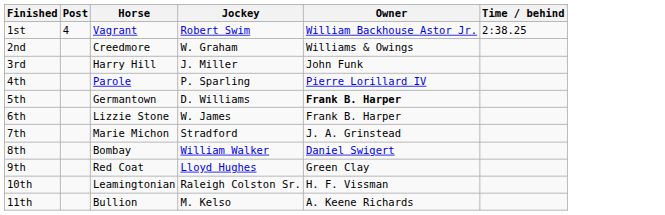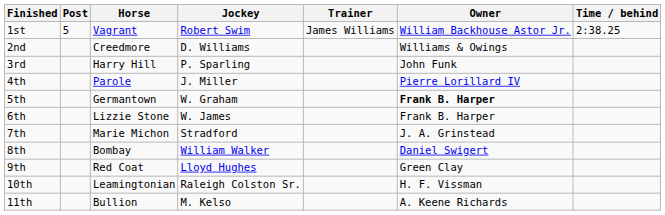+ column: (350, 13)
(66, 30) 4 -> (66, 30) 5
(209, 47) W. Graham -> (215, 47) D. Williams
(209, 64) J. Miller -> (215, 64) P. Sparling
(215, 82) P. Sparling -> (209, 82) J. Miller
(215, 99) D. Williams -> (209, 99) W. Graham
